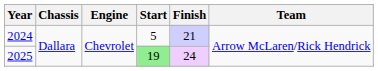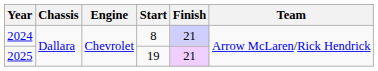(153, 35) 5 -> (153, 35) 8
(153, 56) lightgreen background -> (153, 56) no background
(189, 56) 24 -> (189, 56) 21
